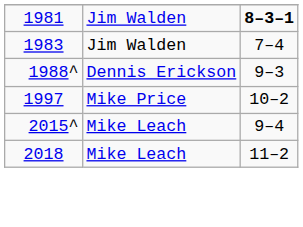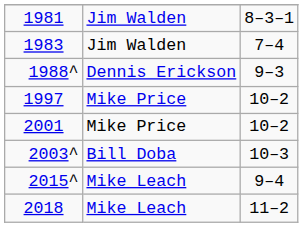(269, 18) bold -> (269, 18) normal
+ row: (44, 127)
+ row: (44, 154)
